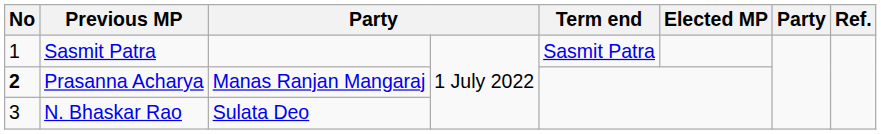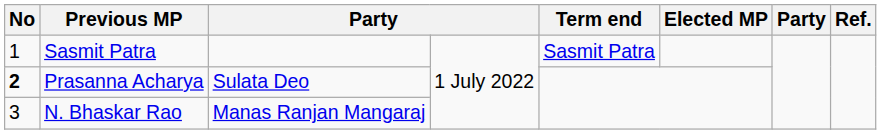(319, 81) Manas Ranjan Mangaraj -> (261, 81) Sulata Deo
(261, 112) Sulata Deo -> (319, 112) Manas Ranjan Mangaraj
